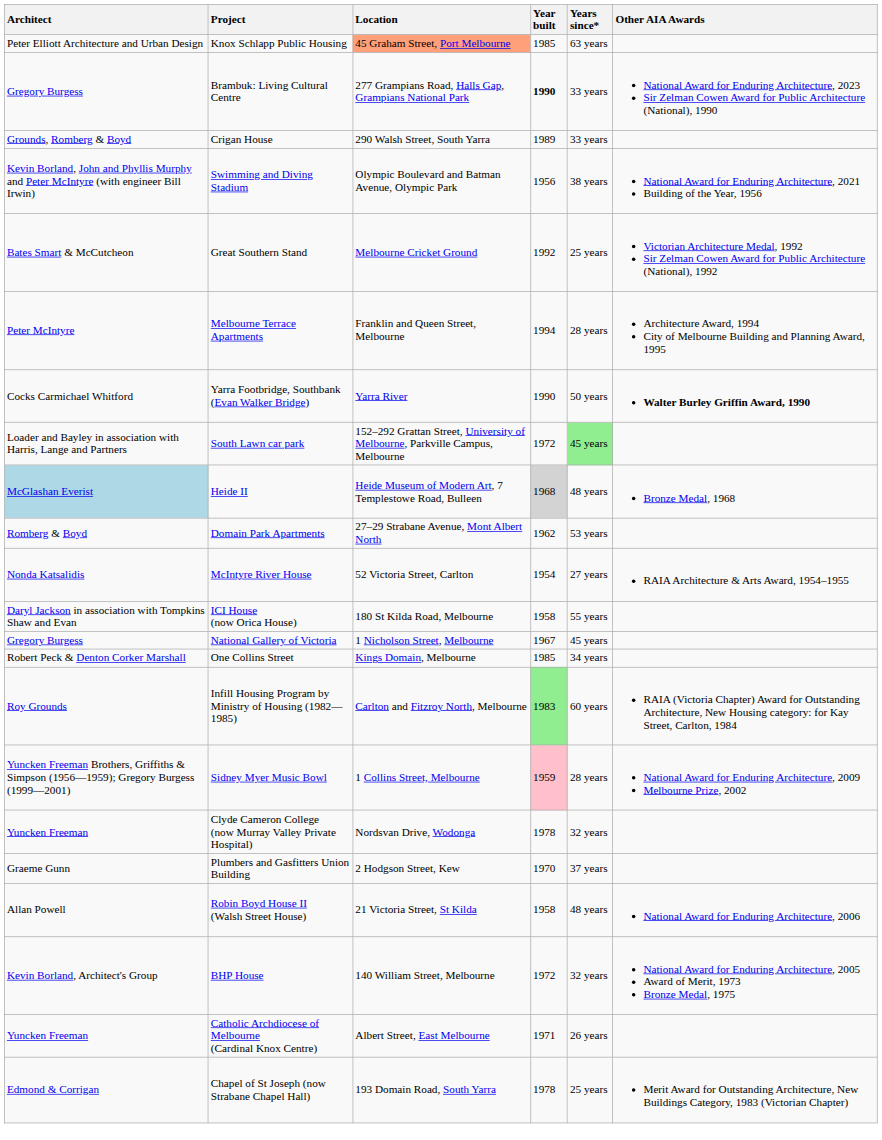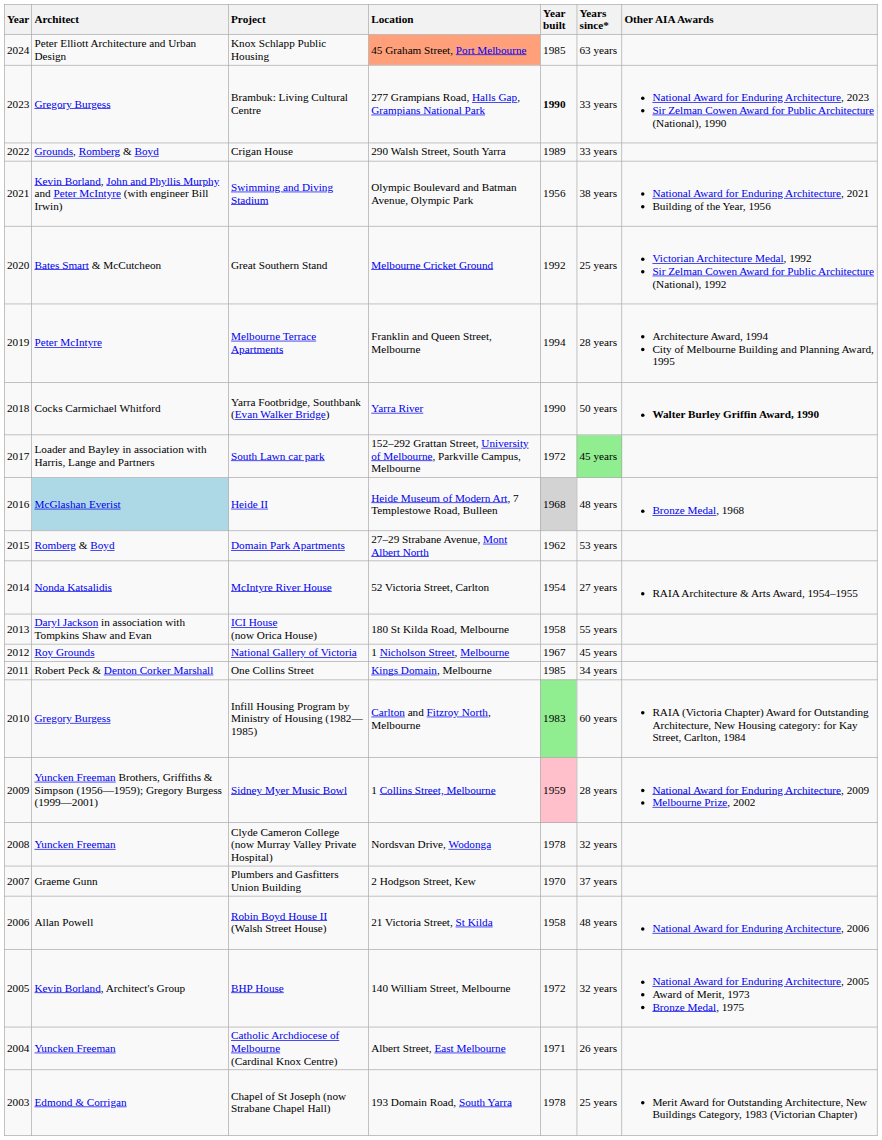+ column: (18, 19)
(45, 640) Gregory Burgess -> (65, 653) Roy Grounds
(37, 706) Roy Grounds -> (72, 718) Gregory Burgess
